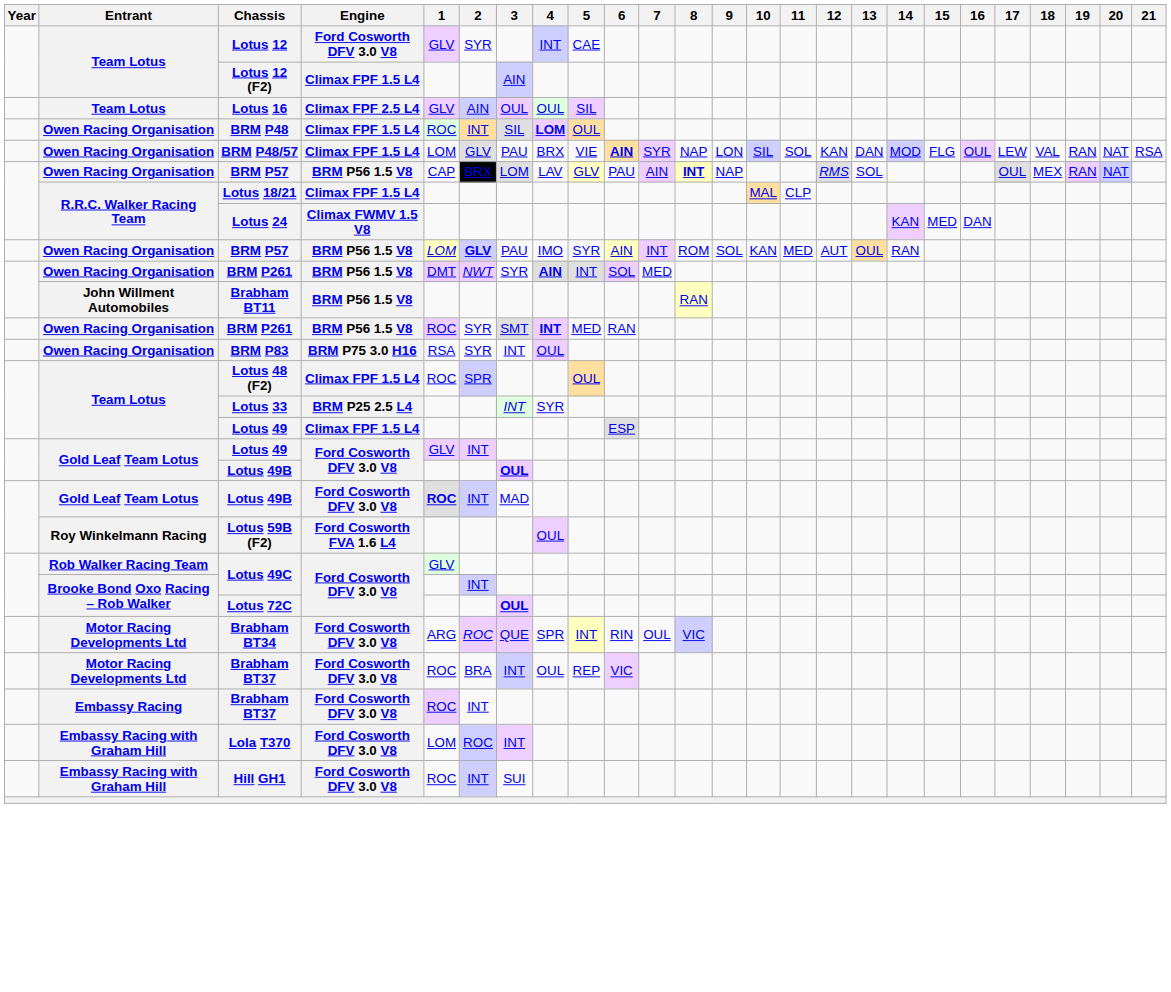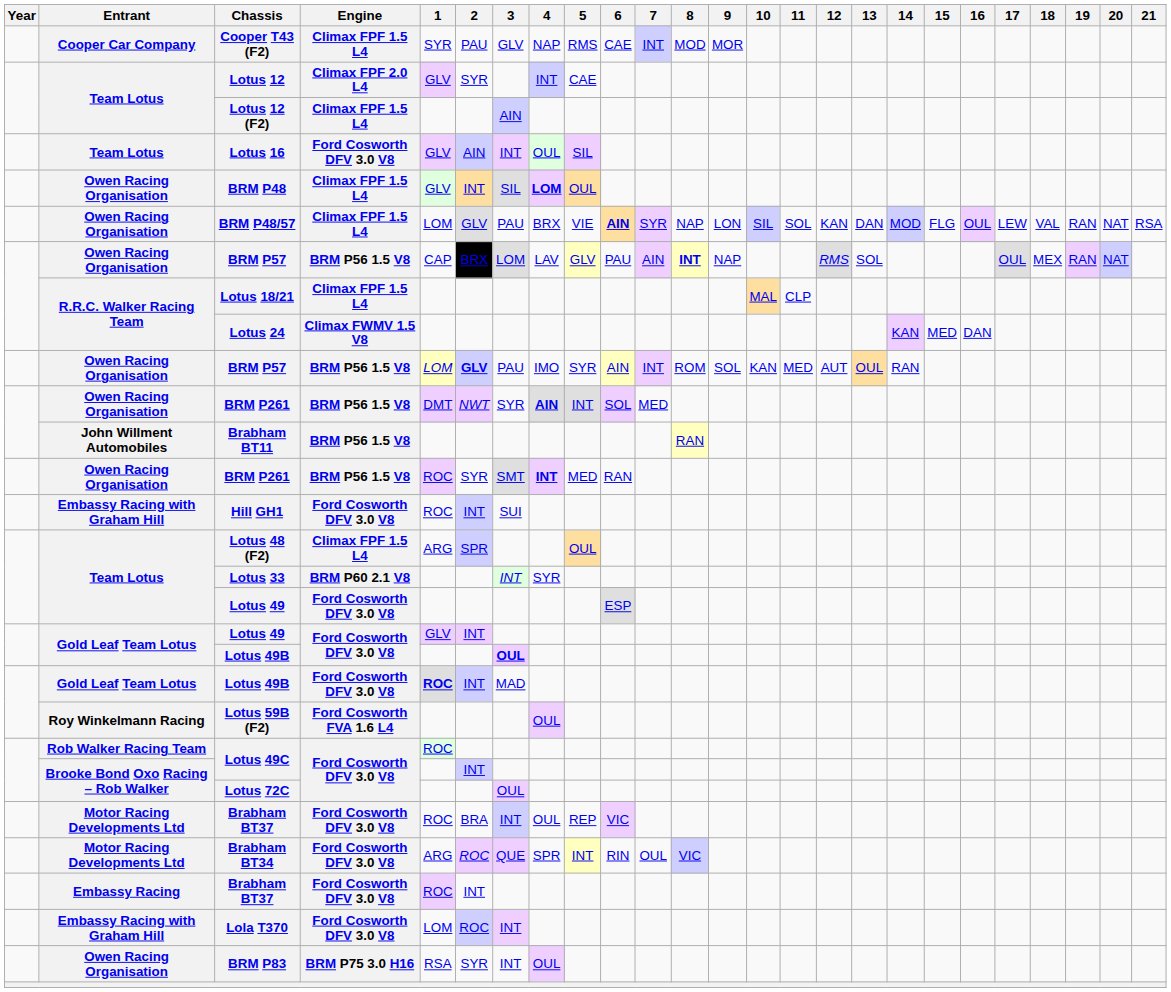+ row: (127, 44)
(362, 44) Ford Cosworth DFV 3.0 V8 -> (360, 80) Climax FPF 2.0 L4
(362, 109) Climax FPF 2.5 L4 -> (360, 152) Ford Cosworth DFV 3.0 V8
(514, 109) OUL -> (511, 152) INT
(442, 130) ROC -> (438, 188) GLV
rows swapped: (129, 350) <-> (129, 779)
(442, 379) ROC -> (438, 549) ARG
(362, 407) BRM P25 2.5 L4 -> (360, 577) BRM P60 2.1 V8
(362, 428) Climax FPF 1.5 L4 -> (360, 606) Ford Cosworth DFV 3.0 V8
(442, 564) GLV -> (438, 749) ROC
(514, 606) bold -> (511, 791) normal
rows swapped: (129, 635) <-> (129, 671)
